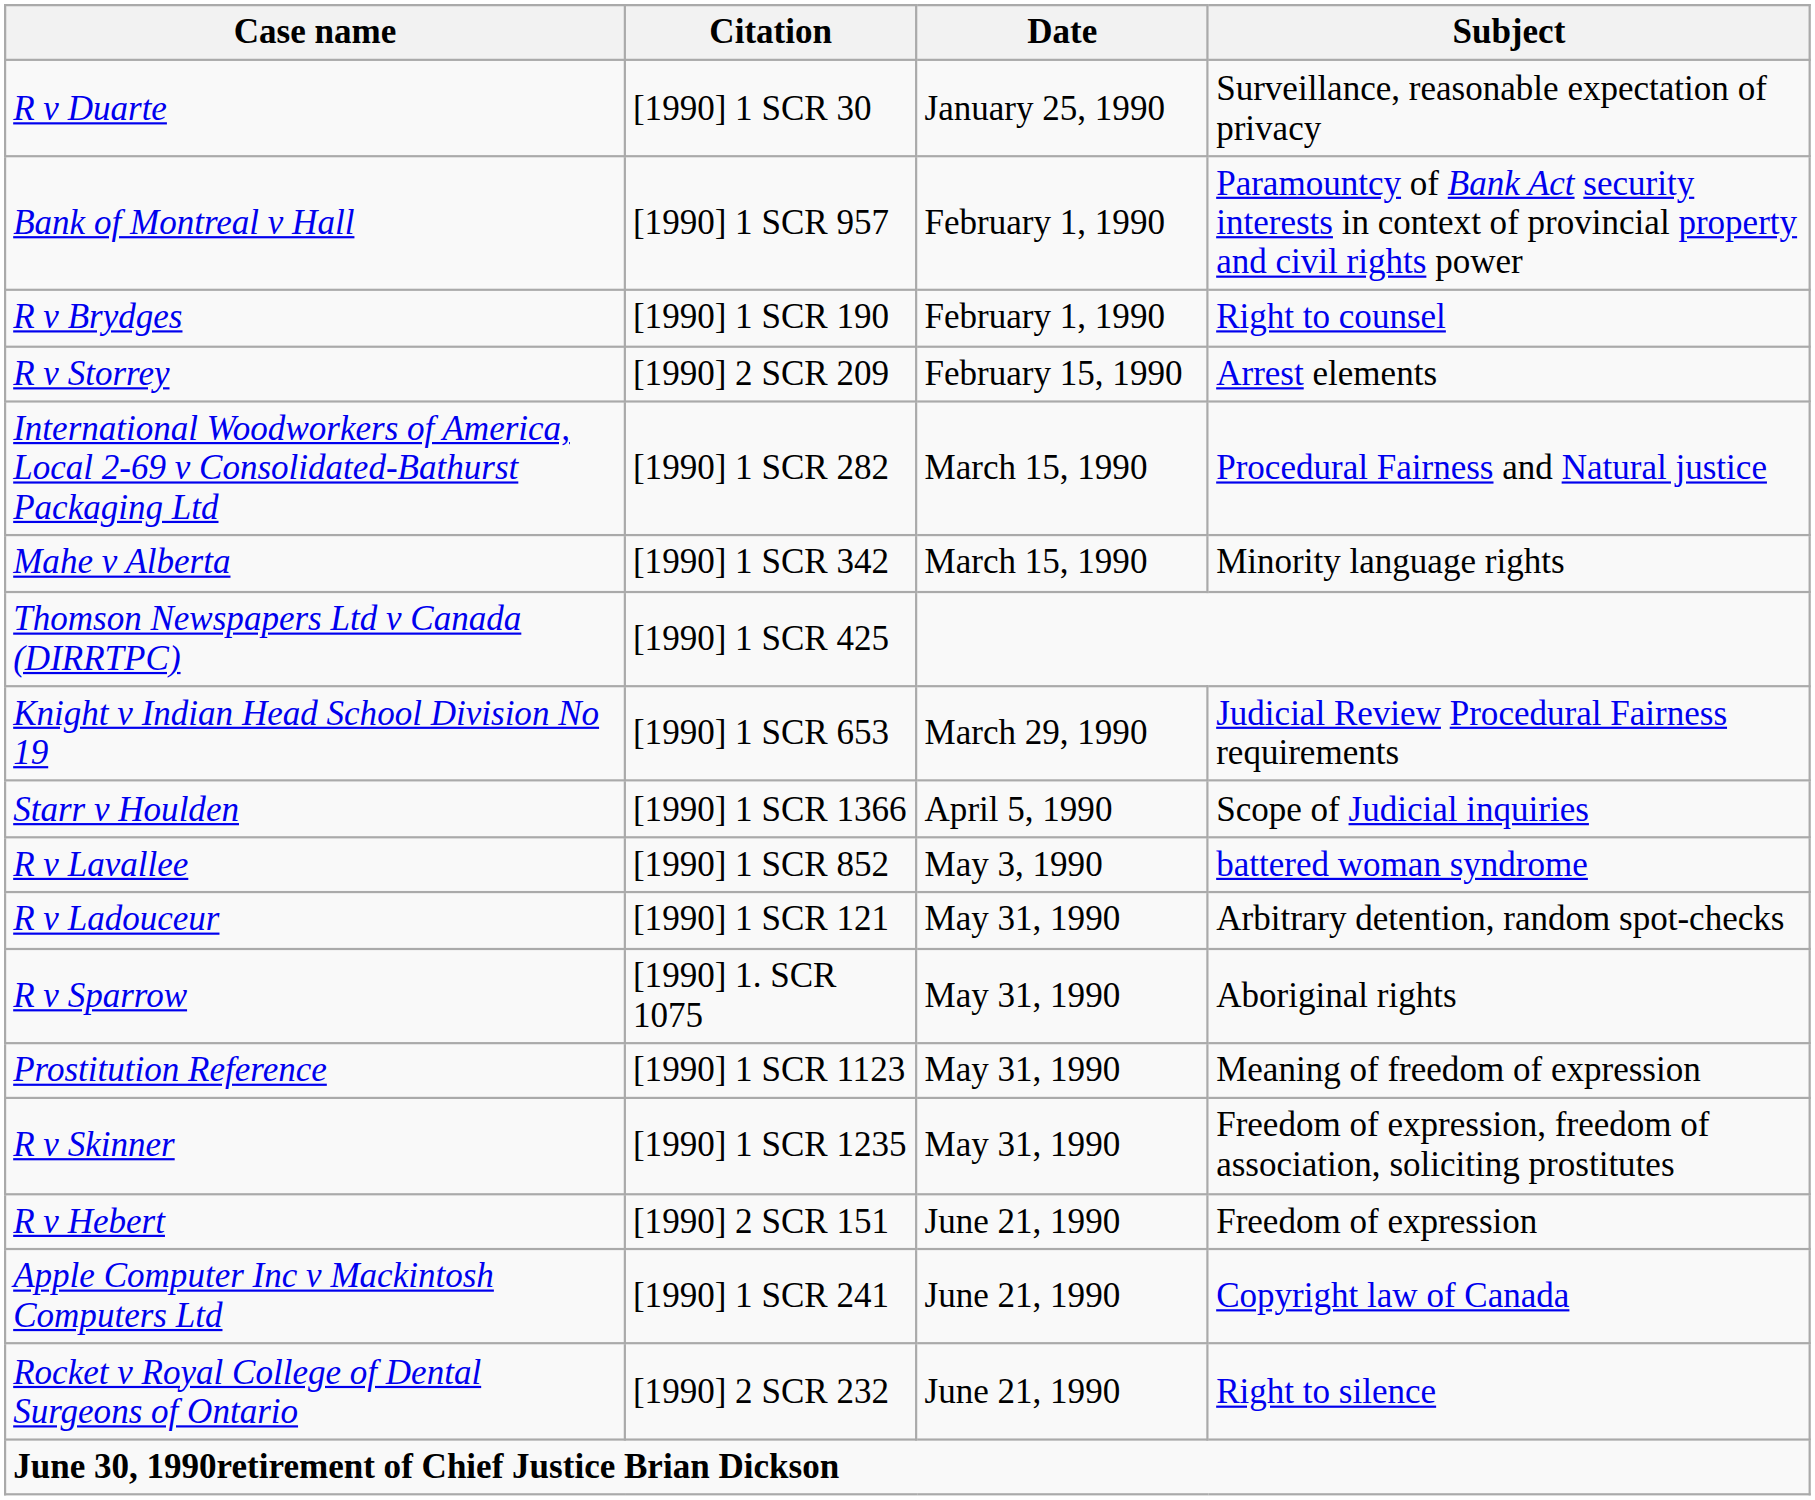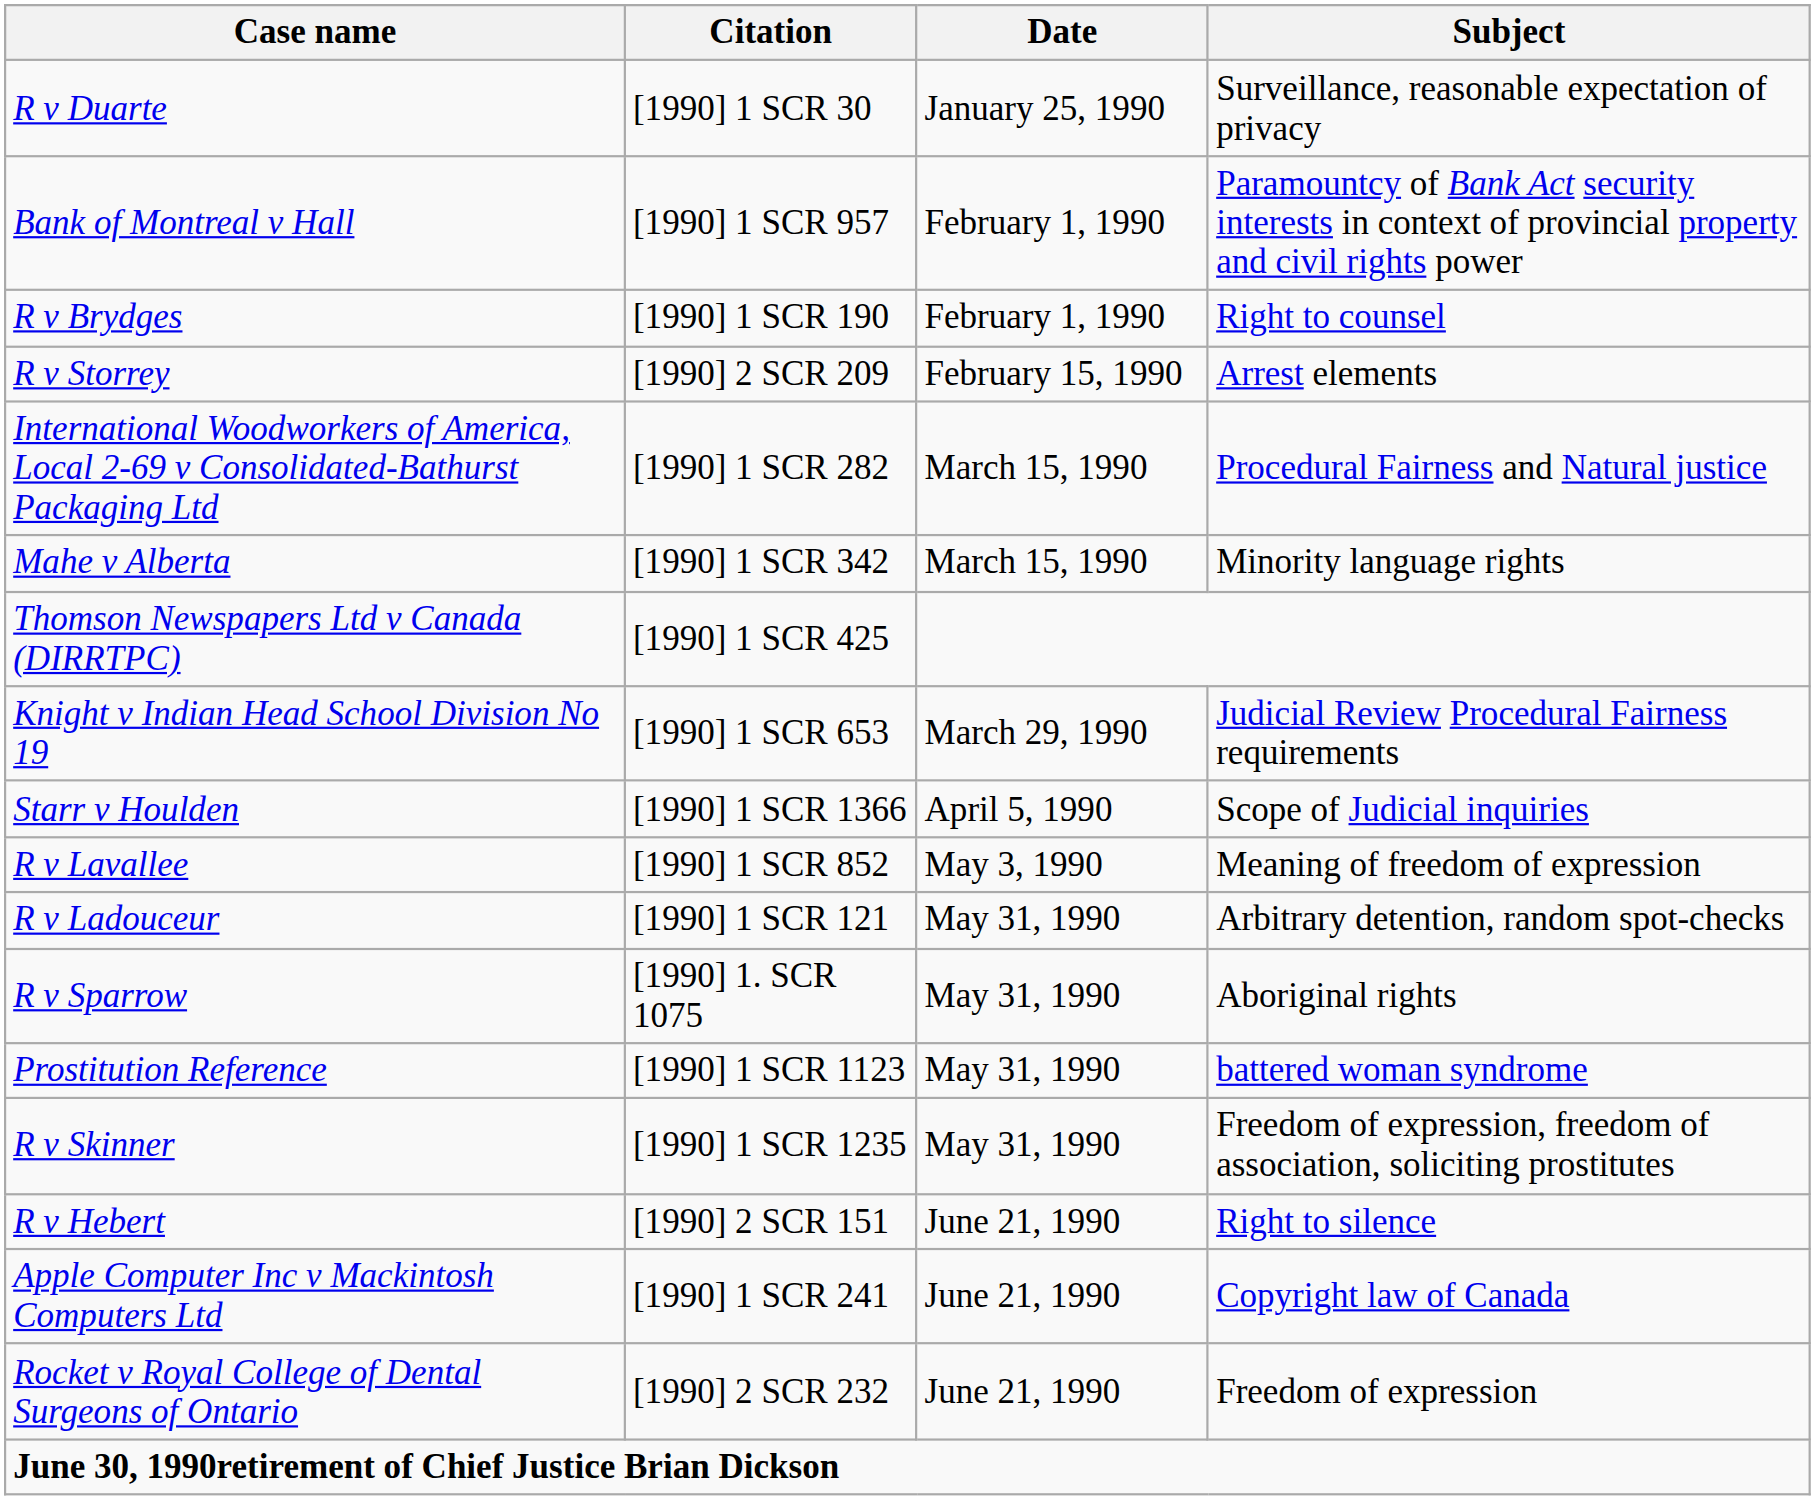(1402, 863) battered woman syndrome -> (1458, 863) Meaning of freedom of expression
(1458, 1070) Meaning of freedom of expression -> (1402, 1070) battered woman syndrome
(1377, 1220) Freedom of expression -> (1326, 1220) Right to silence
(1326, 1390) Right to silence -> (1377, 1390) Freedom of expression
